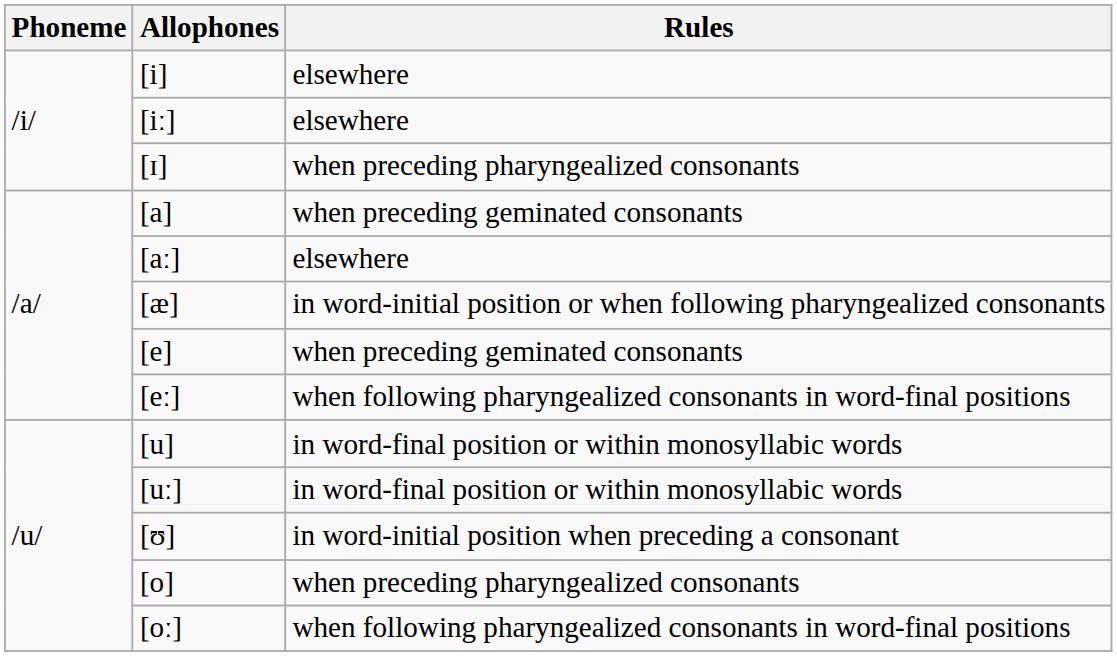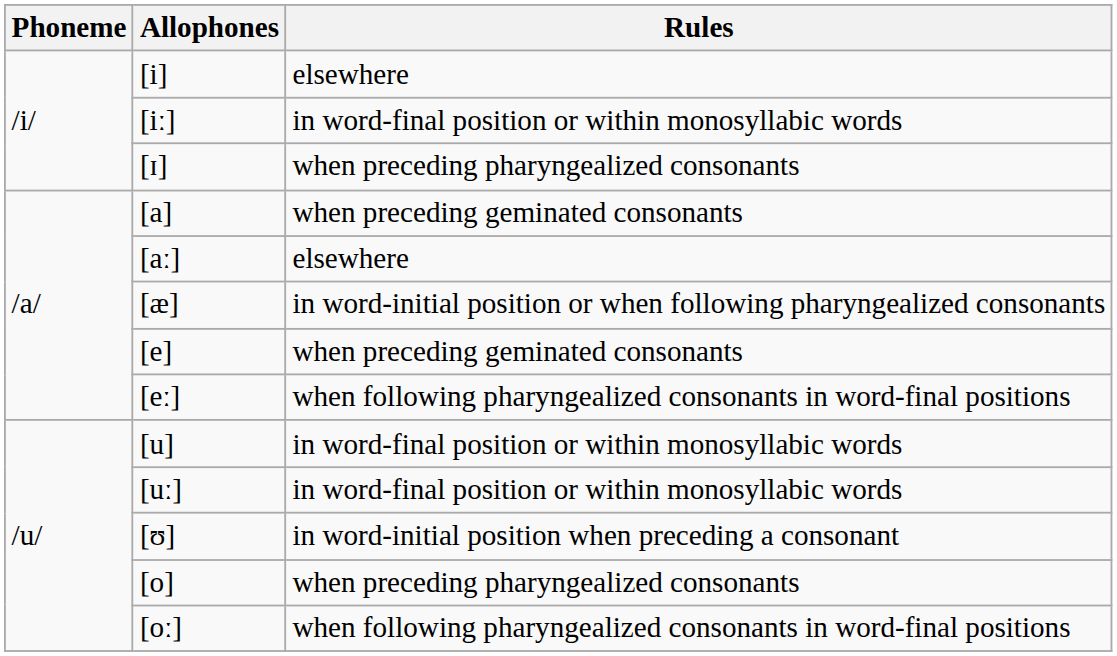(351, 119) elsewhere -> (597, 119) in word-final position or within monosyllabic words
